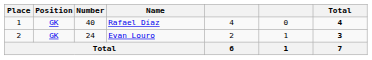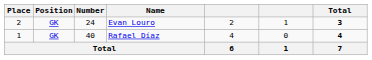rows swapped: (134, 23) <-> (132, 36)
